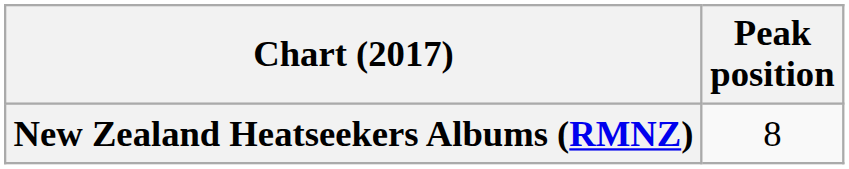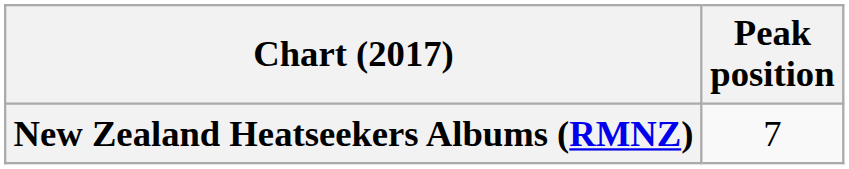(772, 132) 8 -> (772, 132) 7
